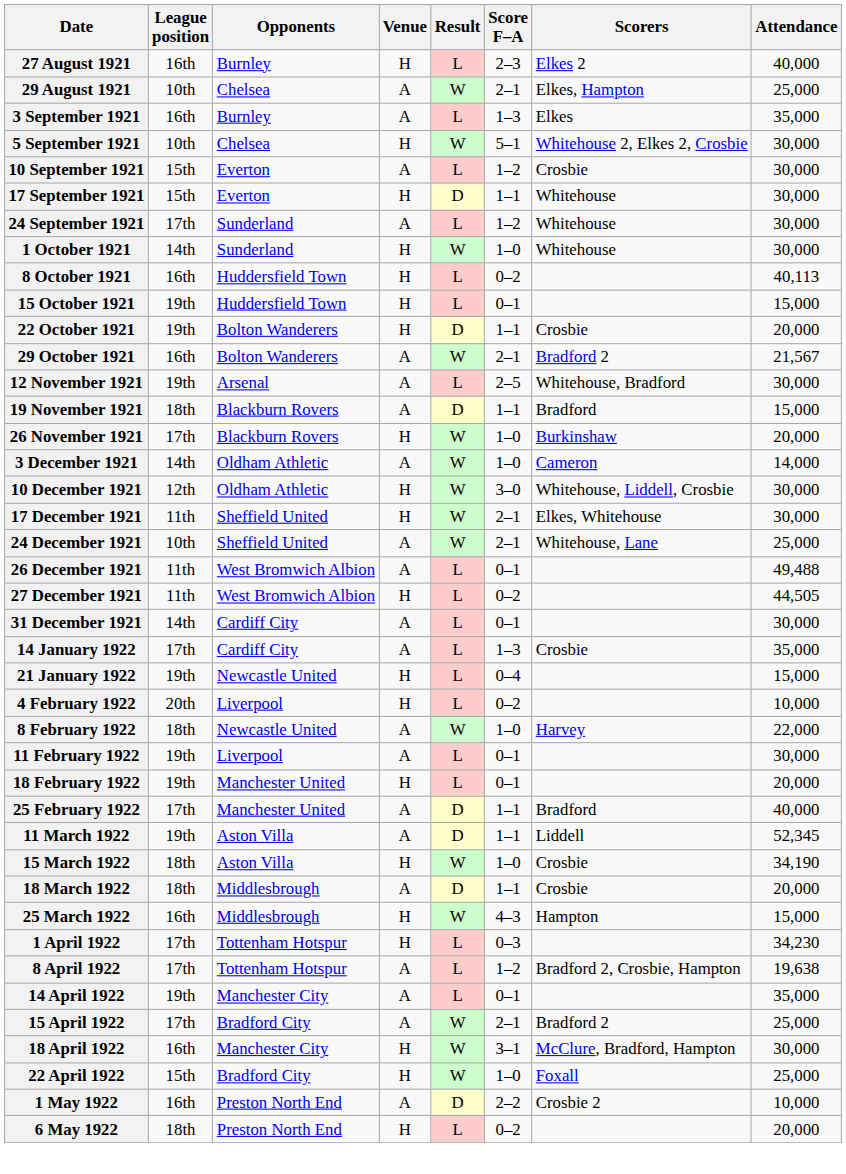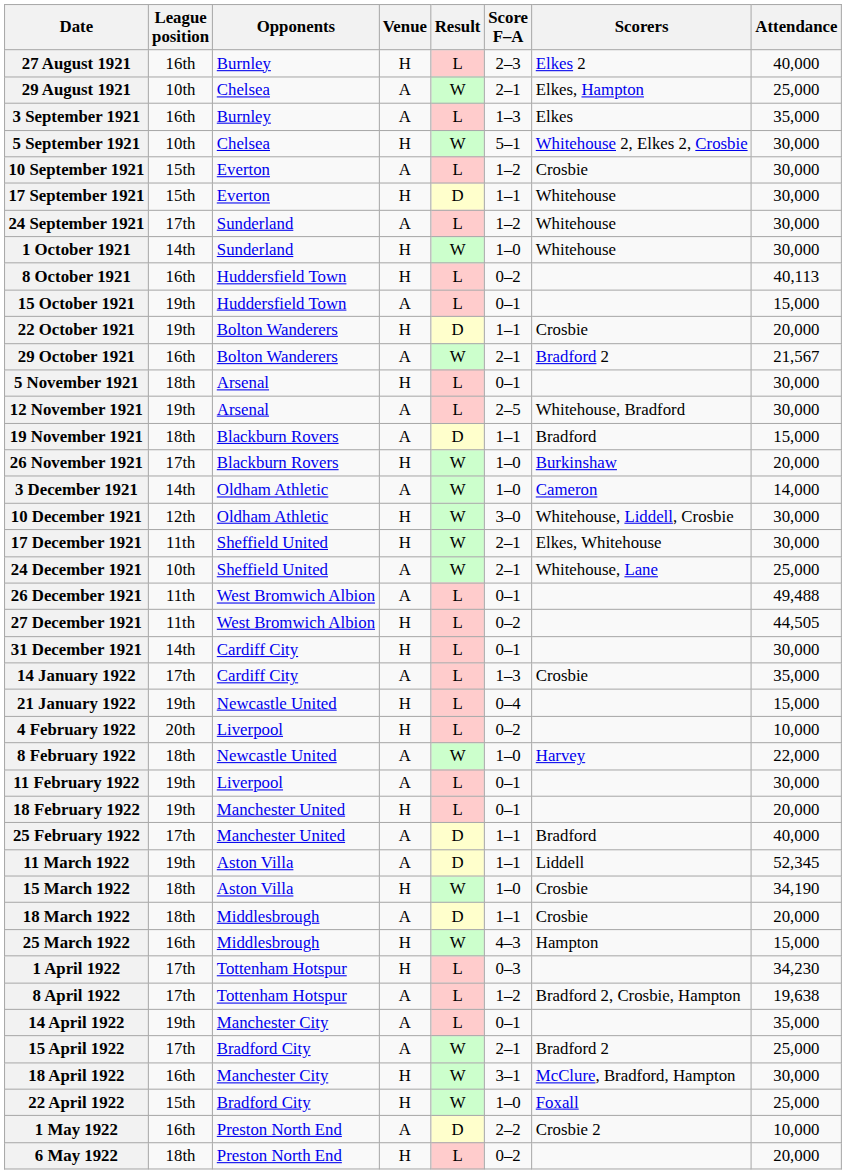(405, 303) H -> (405, 303) A
+ row: (76, 383)
(405, 622) A -> (405, 649) H
